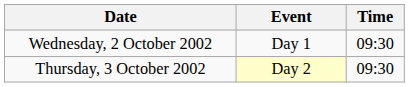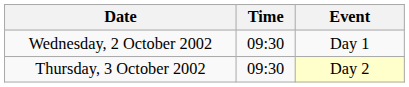columns swapped: (375, 17) <-> (291, 17)
